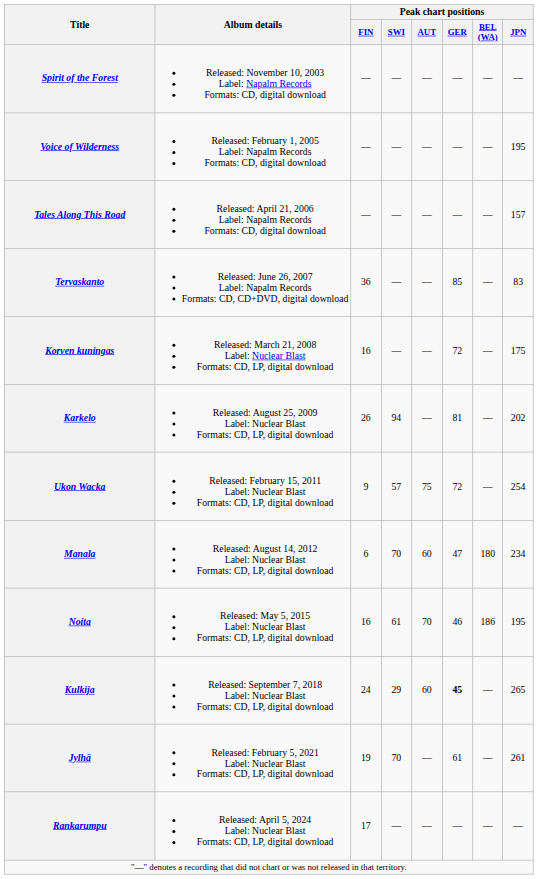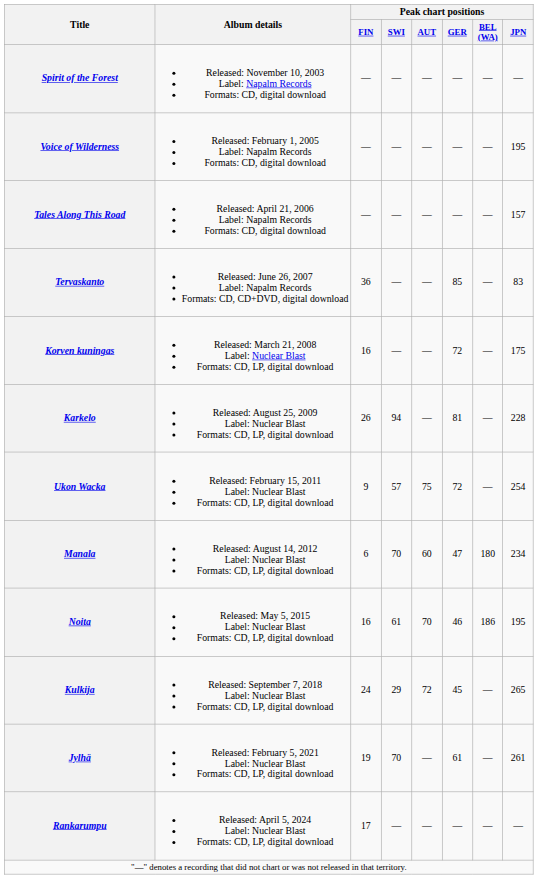(518, 418) 202 -> (518, 418) 228
(427, 690) 60 -> (427, 690) 72
(457, 690) bold -> (457, 690) normal
